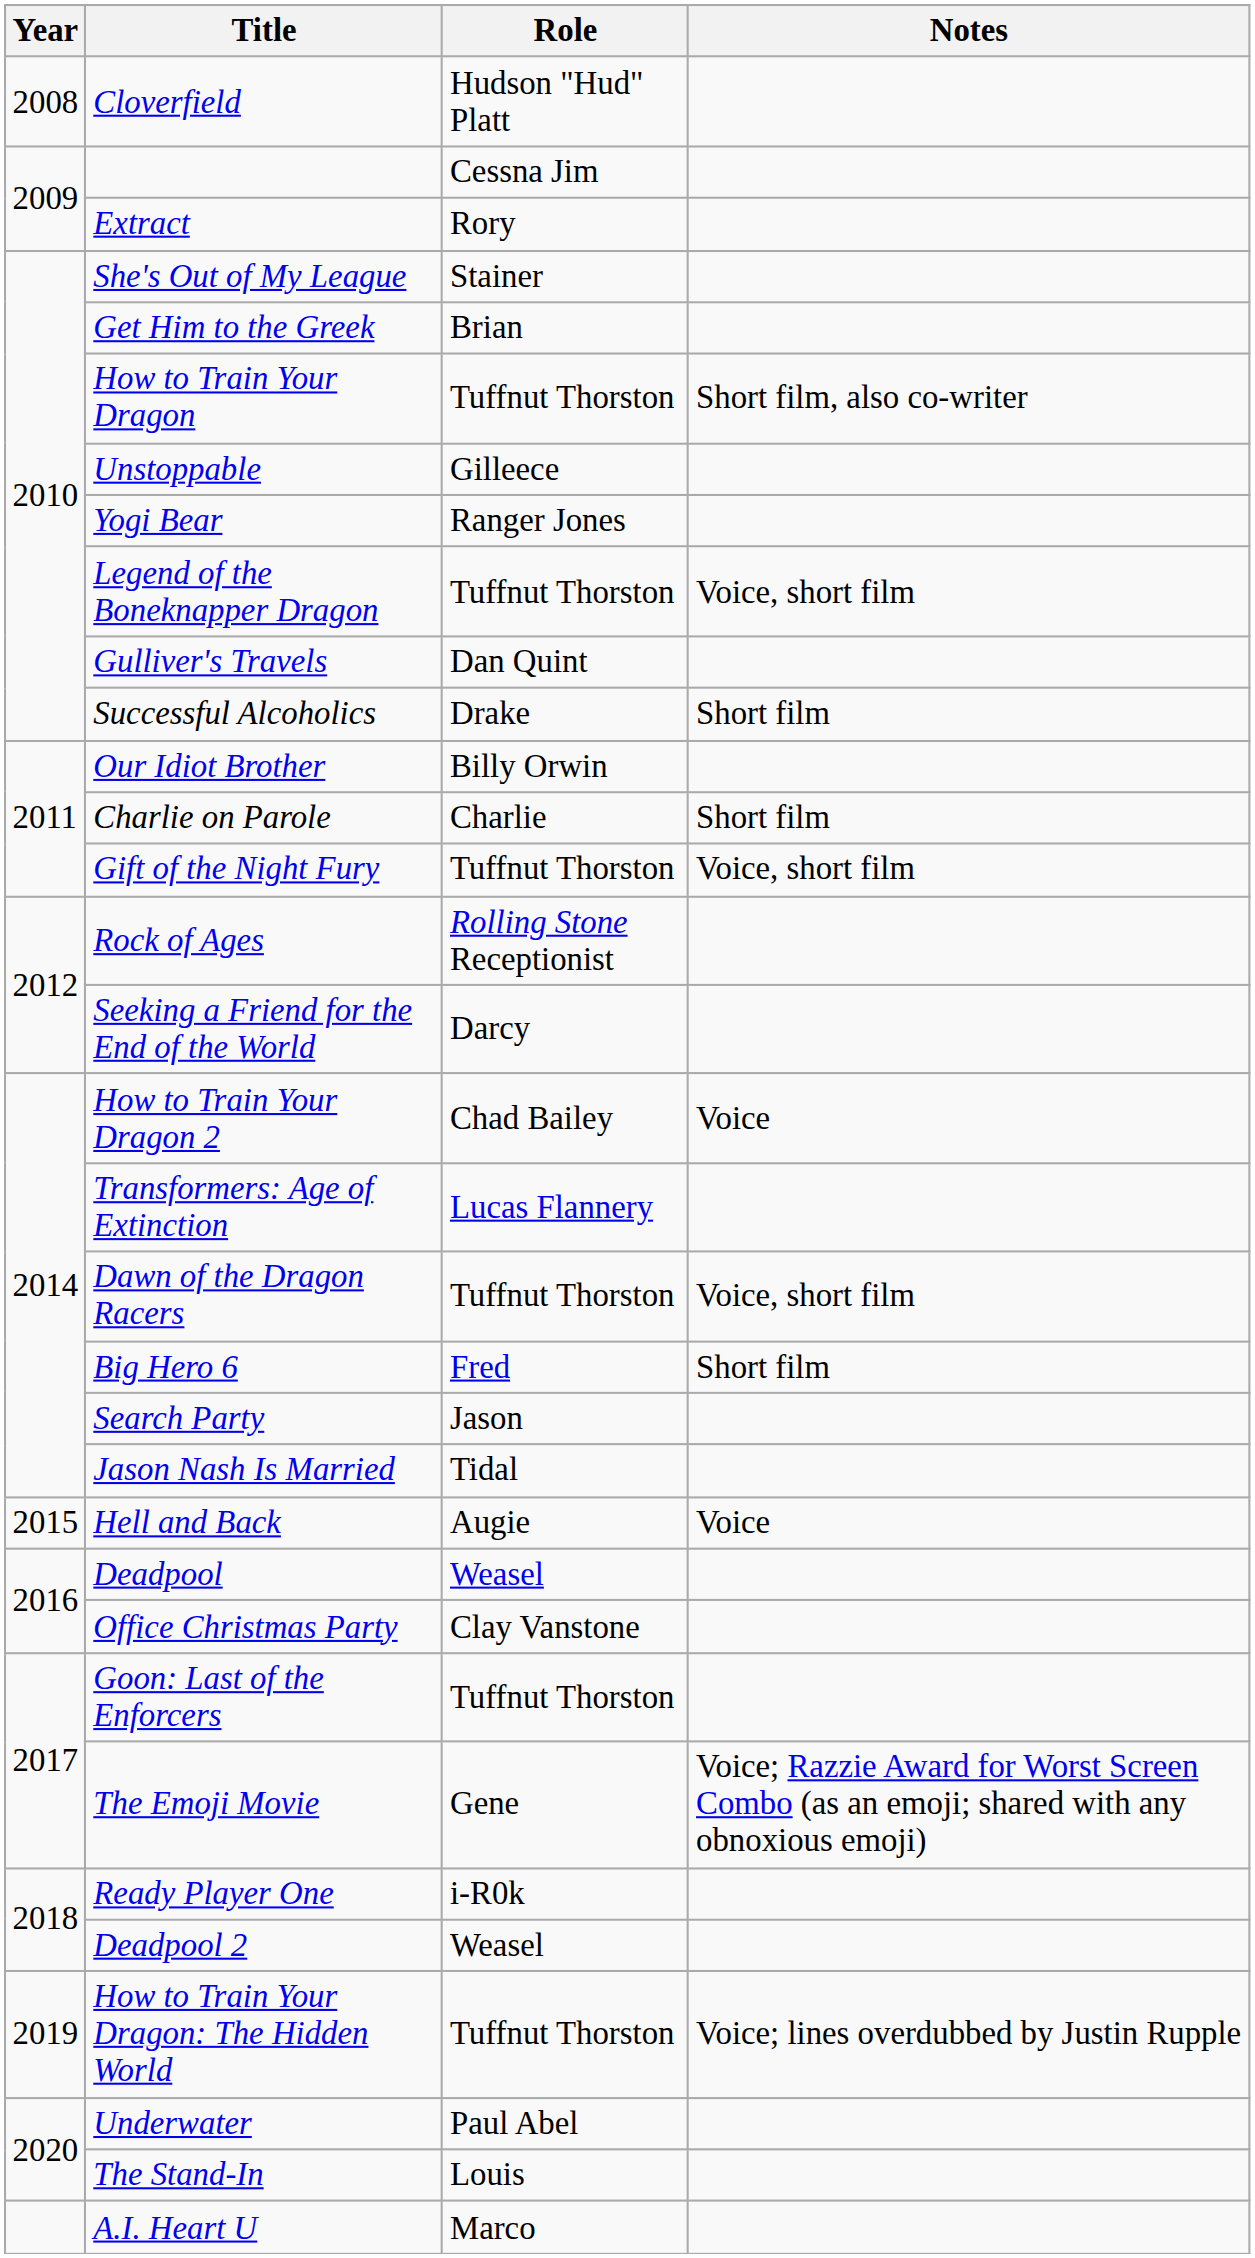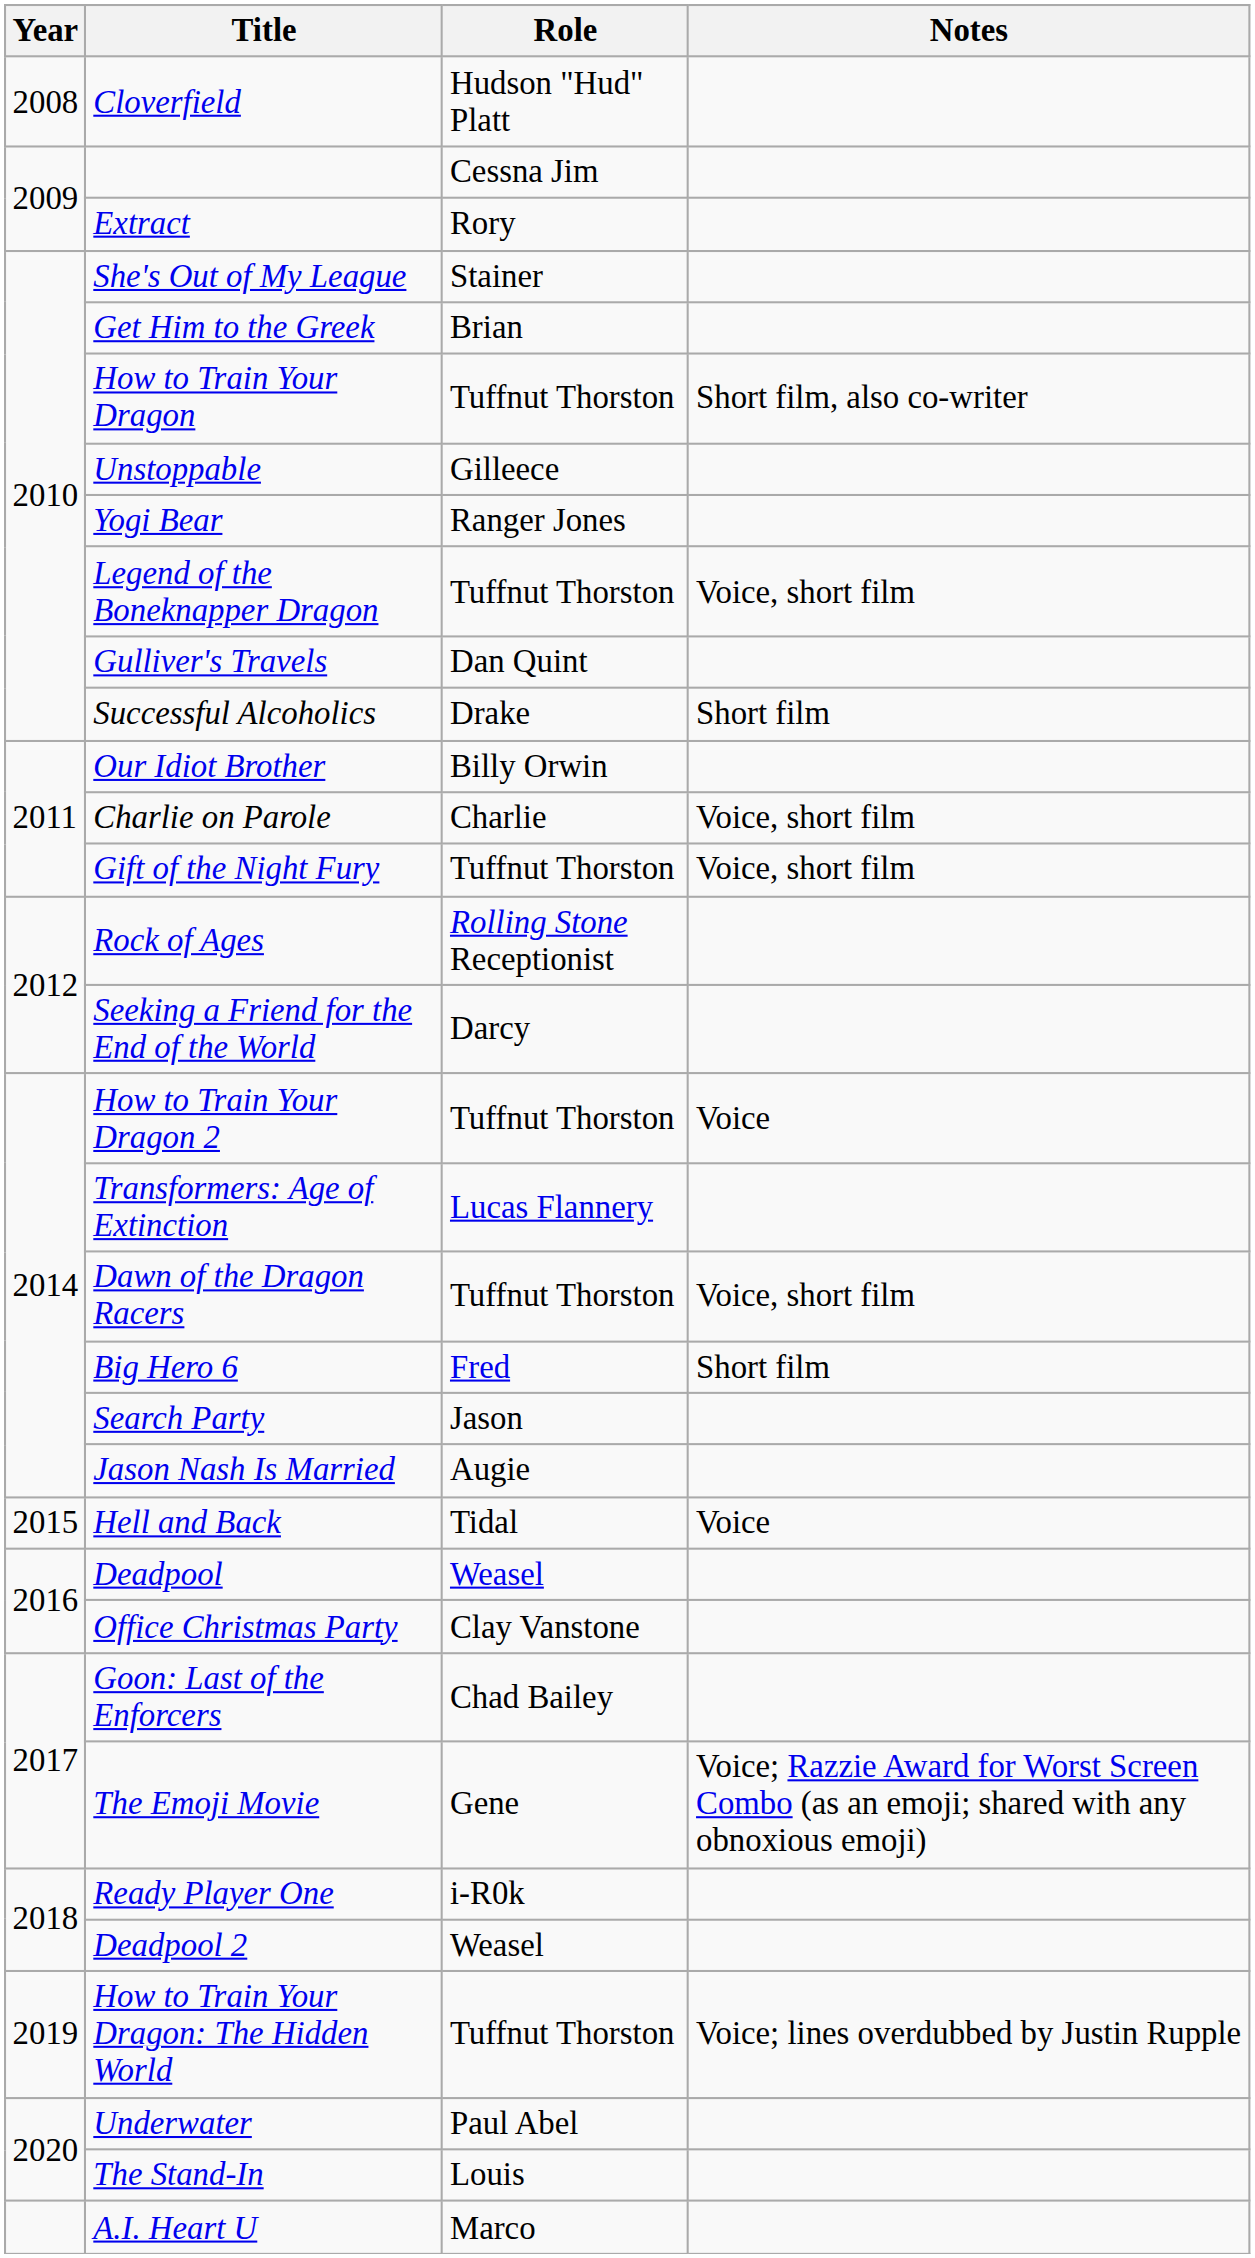(763, 817) Short film -> (806, 817) Voice, short film
(532, 1117) Chad Bailey -> (562, 1117) Tuffnut Thorston
(484, 1470) Tidal -> (490, 1470) Augie
(490, 1522) Augie -> (484, 1522) Tidal
(562, 1696) Tuffnut Thorston -> (532, 1696) Chad Bailey
